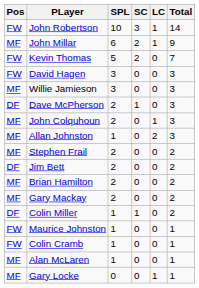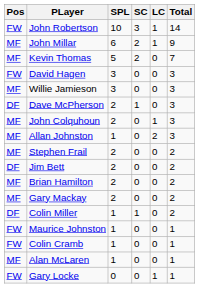(14, 58) FW -> (14, 58) MF
(14, 275) MF -> (14, 275) FW
